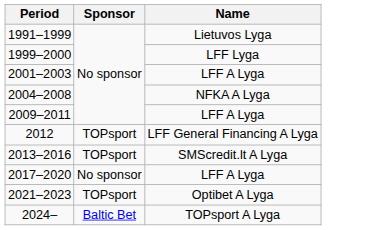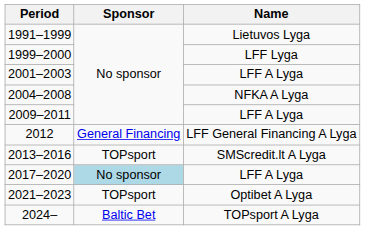(109, 134) TOPsport -> (129, 134) General Financing
(109, 174) no background -> (129, 174) lightblue background
